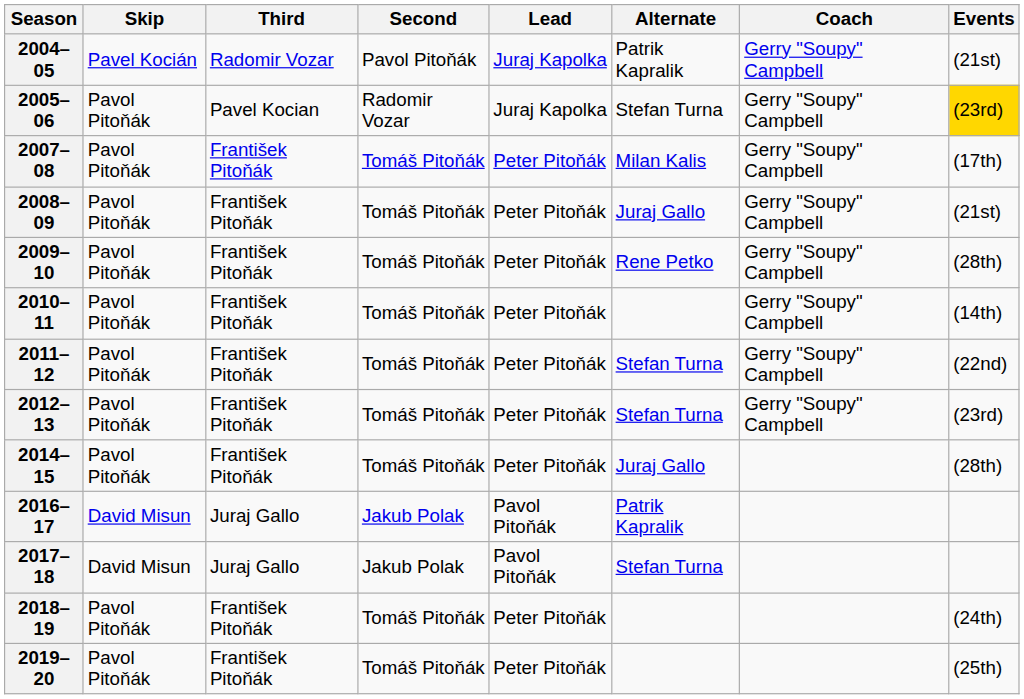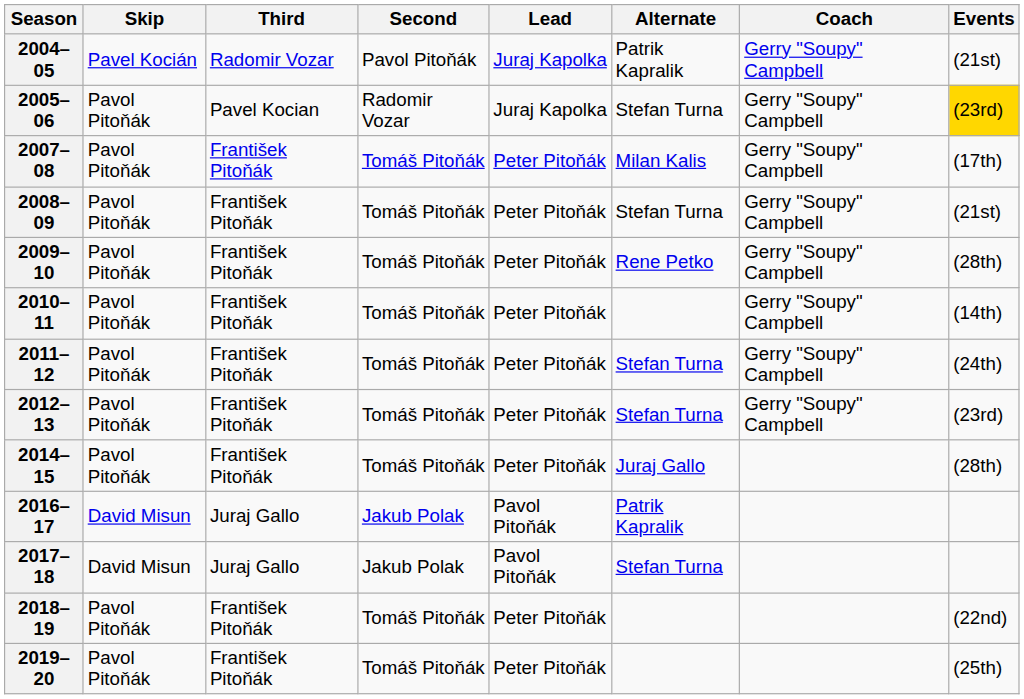(660, 211) Juraj Gallo -> (669, 211) Stefan Turna
(980, 364) (22nd) -> (978, 364) (24th)
(978, 617) (24th) -> (980, 617) (22nd)
